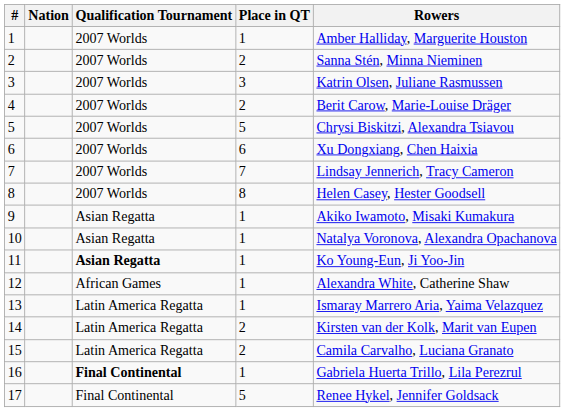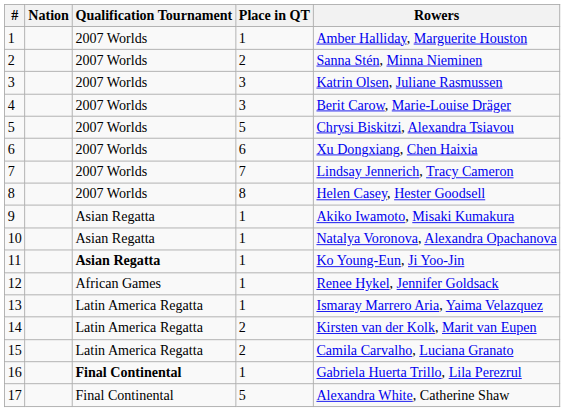(242, 104) 2 -> (242, 104) 3
(413, 283) Alexandra White, Catherine Shaw -> (408, 283) Renee Hykel, Jennifer Goldsack
(408, 395) Renee Hykel, Jennifer Goldsack -> (413, 395) Alexandra White, Catherine Shaw
